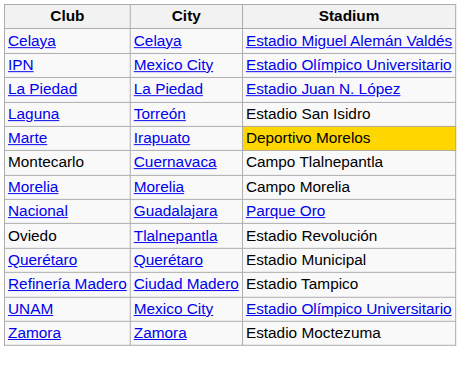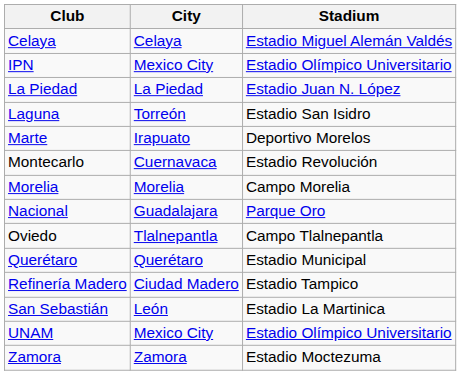(308, 138) gold background -> (308, 138) no background
(314, 162) Campo Tlalnepantla -> (312, 162) Estadio Revolución
(312, 235) Estadio Revolución -> (314, 235) Campo Tlalnepantla
+ row: (58, 308)
